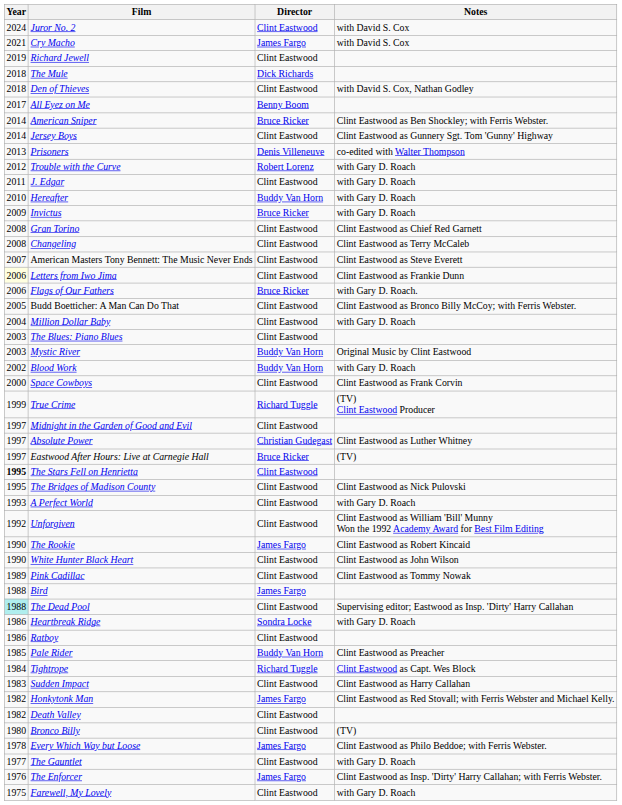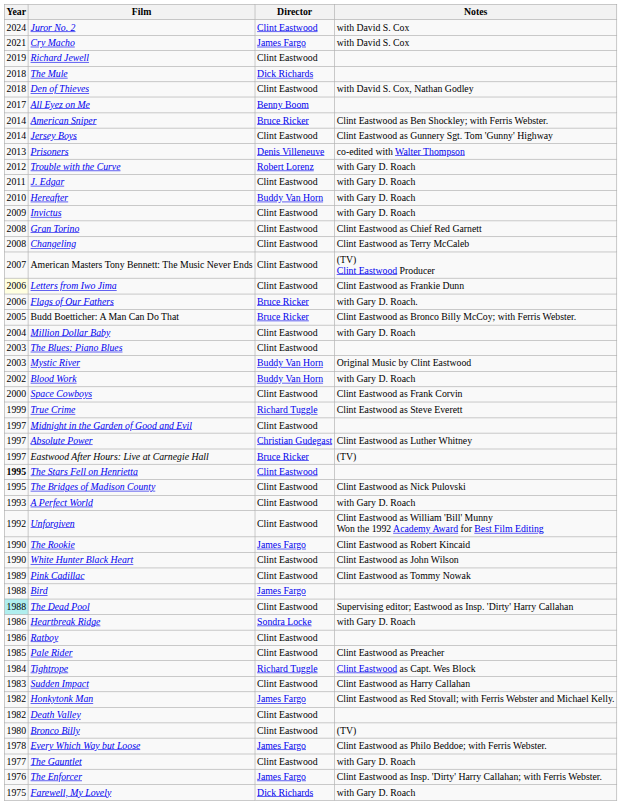(283, 213) Bruce Ricker -> (287, 213) Clint Eastwood
(400, 259) Clint Eastwood as Steve Everett -> (386, 265) (TV) Clint Eastwood Producer
(287, 306) Clint Eastwood -> (283, 317) Bruce Ricker
(386, 404) (TV) Clint Eastwood Producer -> (400, 410) Clint Eastwood as Steve Everett
(290, 653) Buddy Van Horn -> (287, 653) Clint Eastwood
(287, 792) Clint Eastwood -> (285, 792) Dick Richards
